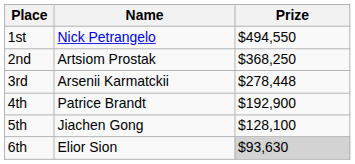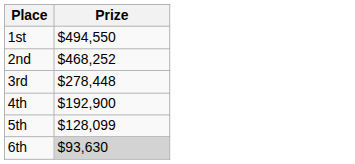- column: (145, 15)
(267, 59) $368,250 -> (87, 59) $468,252
(267, 125) $128,100 -> (87, 125) $128,099
